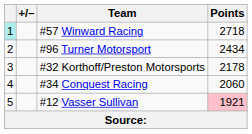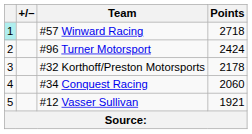(232, 49) 2434 -> (232, 49) 2424
(232, 102) pink background -> (232, 102) no background
